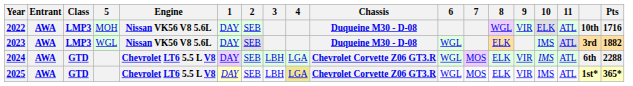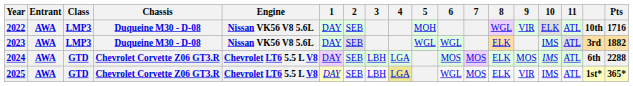columns swapped: (374, 12) <-> (106, 12)
(451, 58) WGL -> (451, 58) MOS
(524, 58) VIR -> (526, 58) MOS
